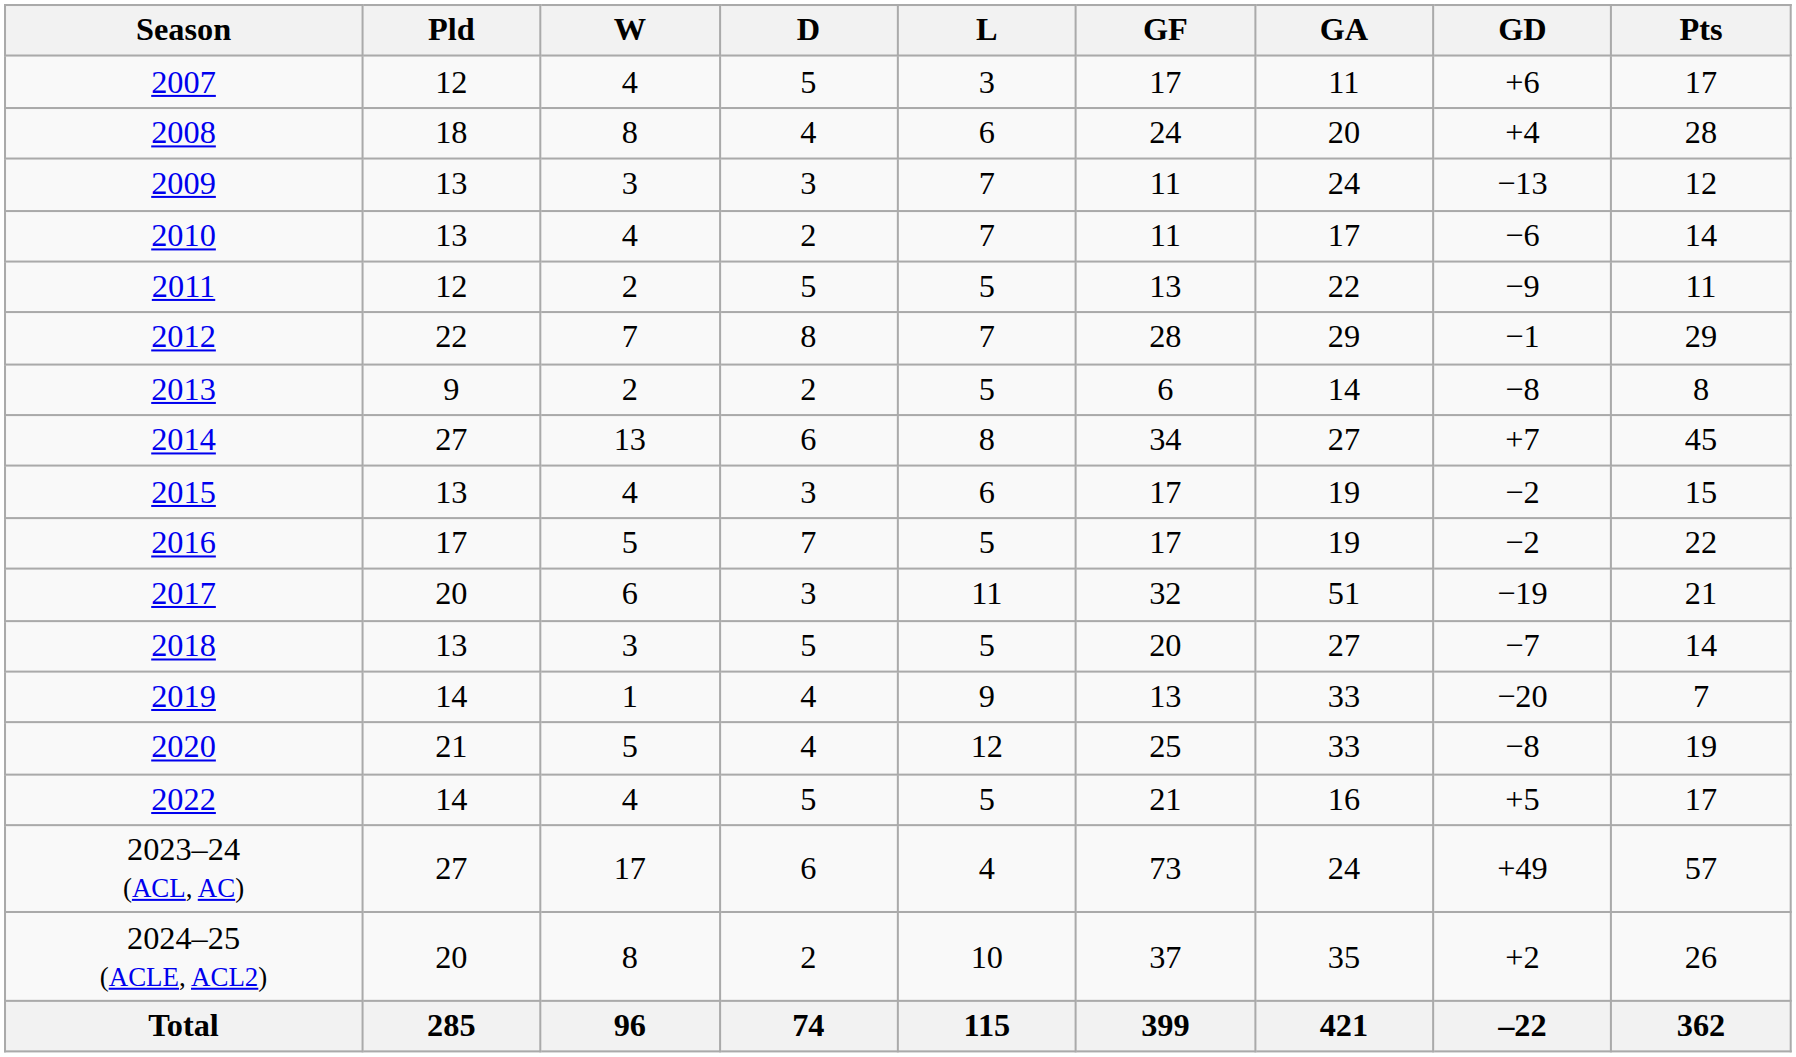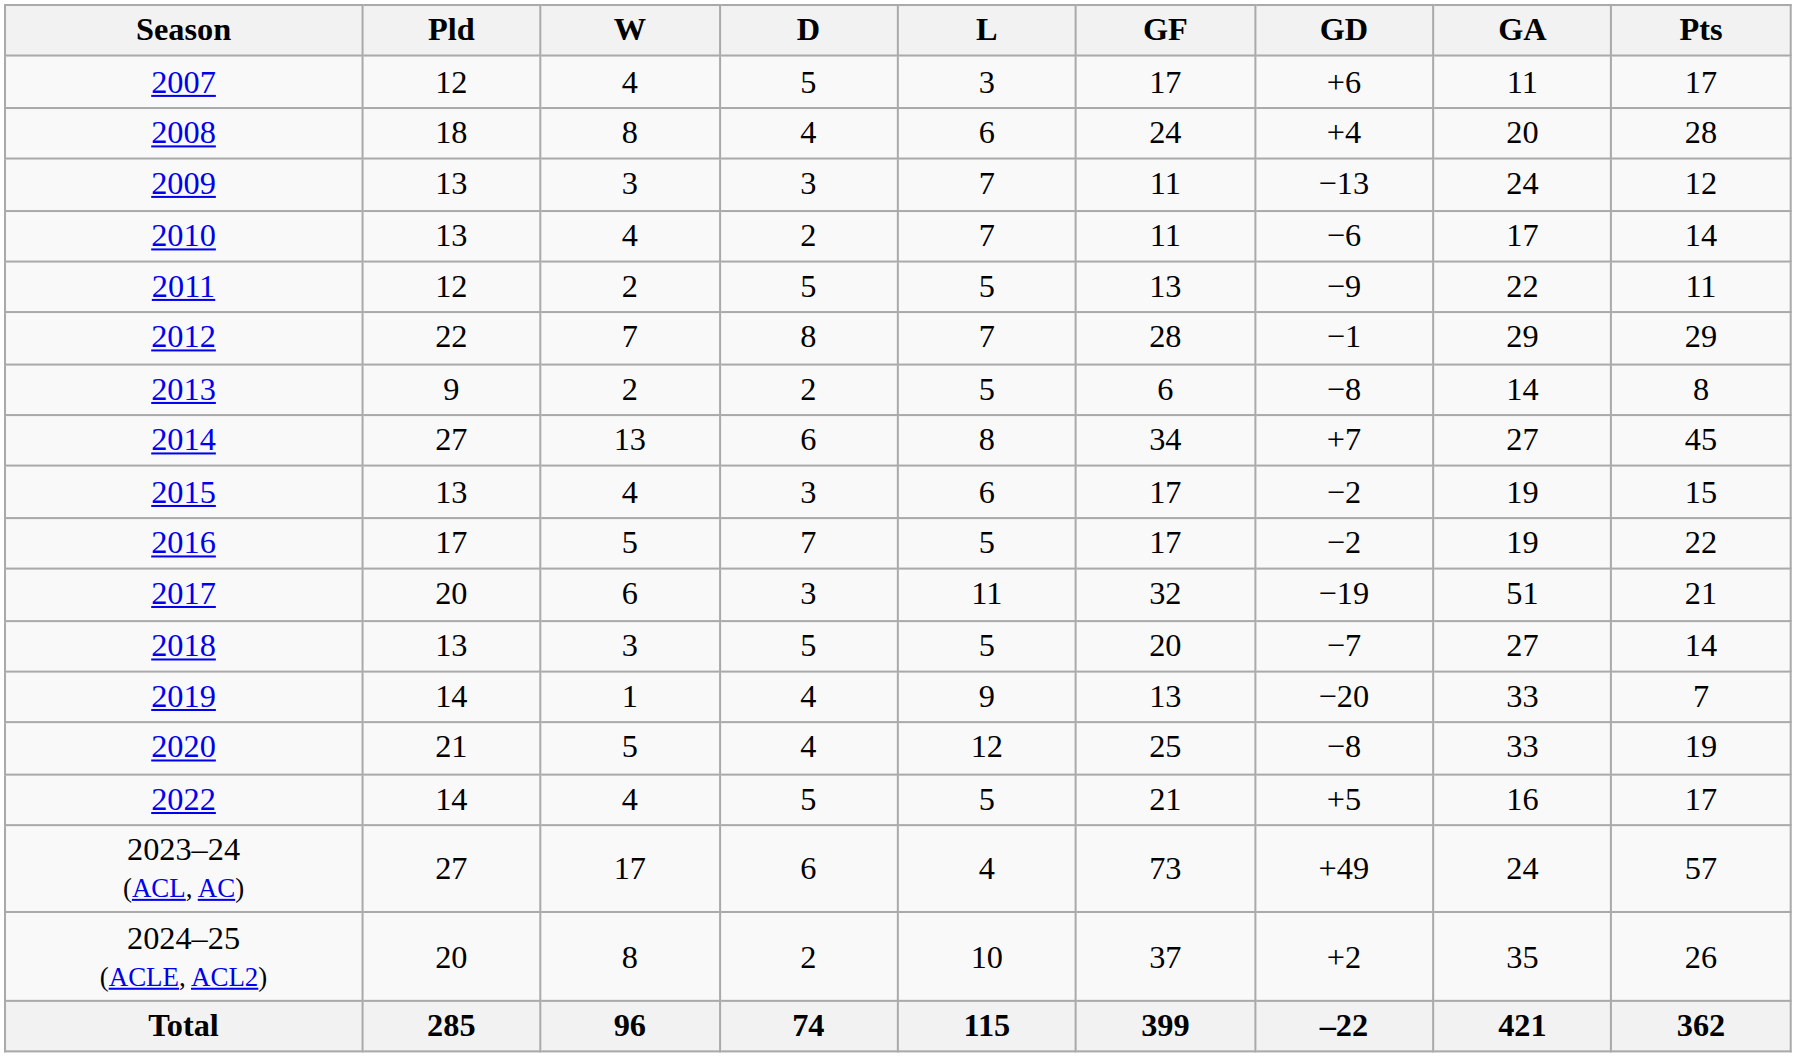columns swapped: (1344, 30) <-> (1522, 30)
